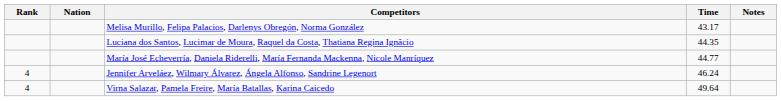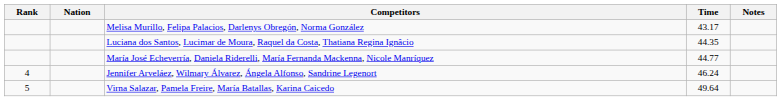(27, 88) 4 -> (27, 88) 5
